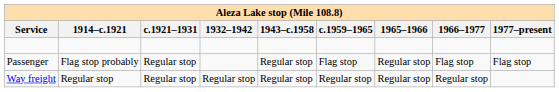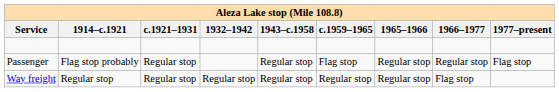(454, 62) Flag stop -> (462, 62) Regular stop
(462, 78) Regular stop -> (454, 78) Flag stop
